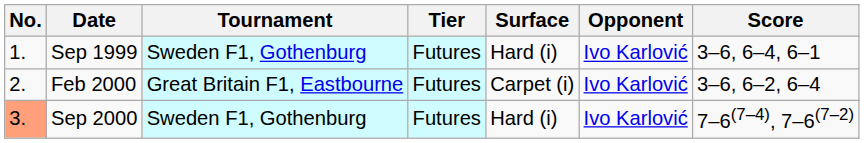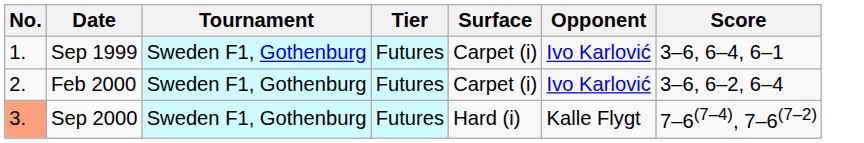(524, 52) Hard (i) -> (495, 52) Carpet (i)
(275, 84) Great Britain F1, Eastbourne -> (257, 84) Sweden F1, Gothenburg
(636, 119) Ivo Karlović -> (594, 119) Kalle Flygt
